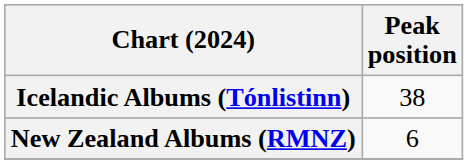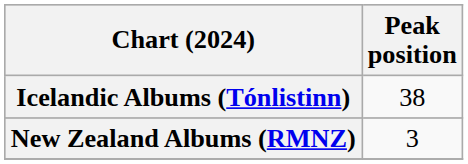(412, 138) 6 -> (412, 138) 3
